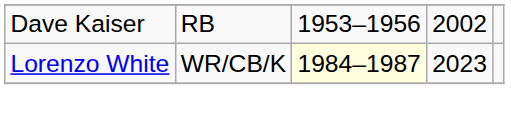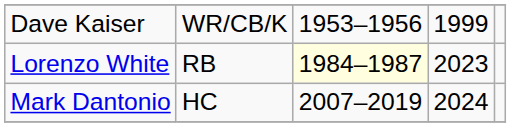(198, 24) RB -> (235, 24) WR/CB/K
(460, 24) 2002 -> (461, 24) 1999
(233, 63) WR/CB/K -> (199, 63) RB
+ row: (91, 102)
